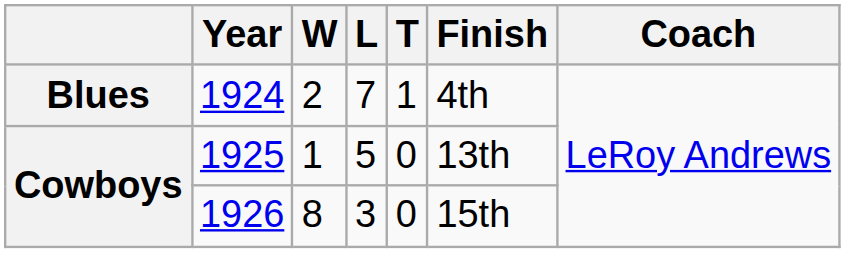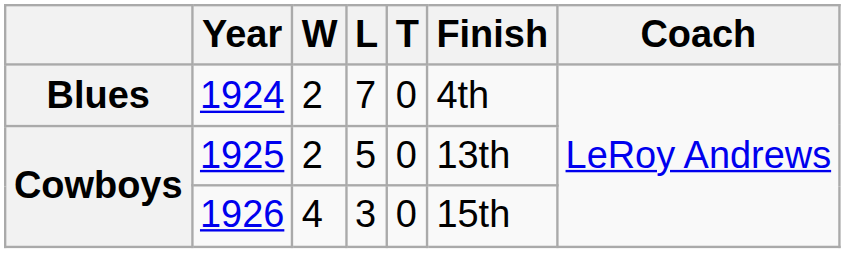(406, 94) 1 -> (406, 94) 0
(312, 154) 1 -> (312, 154) 2
(312, 214) 8 -> (312, 214) 4
